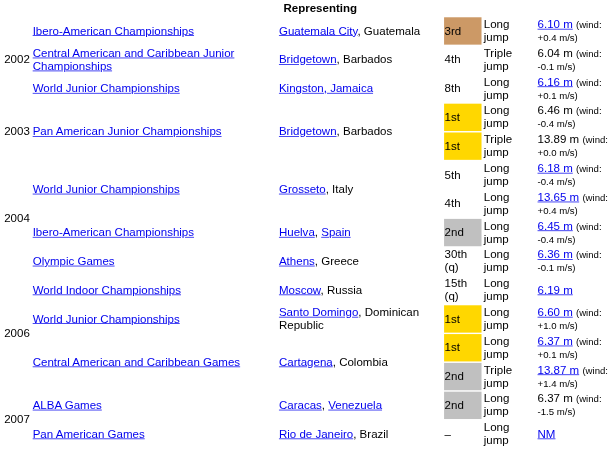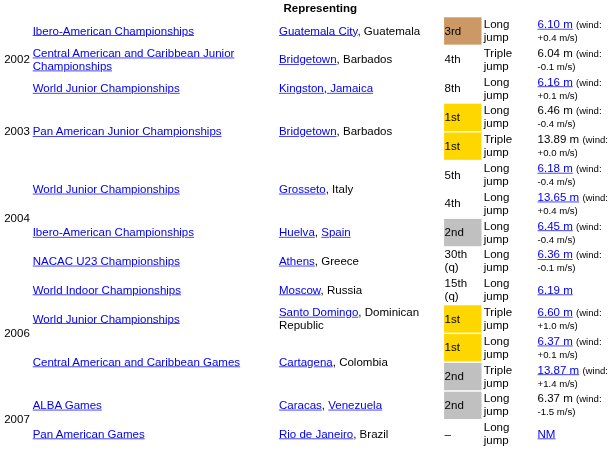(74, 261) Olympic Games -> (106, 261) NACAC U23 Championships
(497, 319) Long jump -> (498, 319) Triple jump
